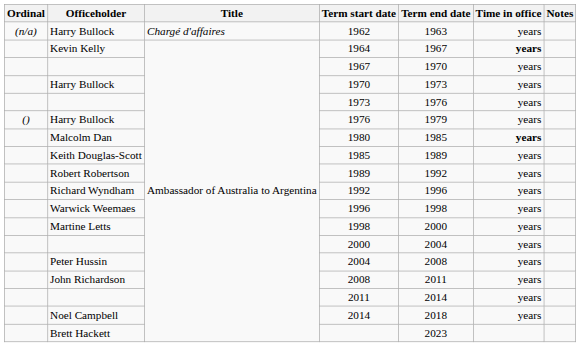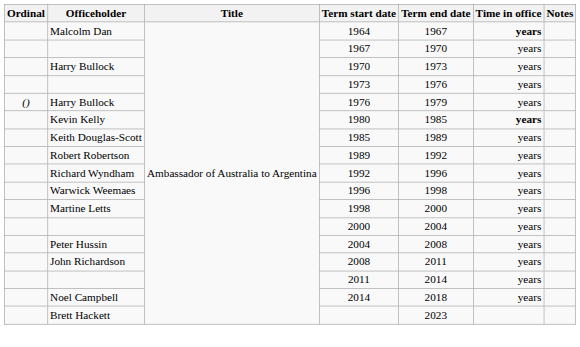- row: (359, 31)
(78, 48) Kevin Kelly -> (81, 31) Malcolm Dan
(81, 137) Malcolm Dan -> (78, 119) Kevin Kelly
